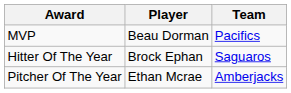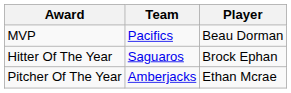columns swapped: (168, 14) <-> (249, 14)
